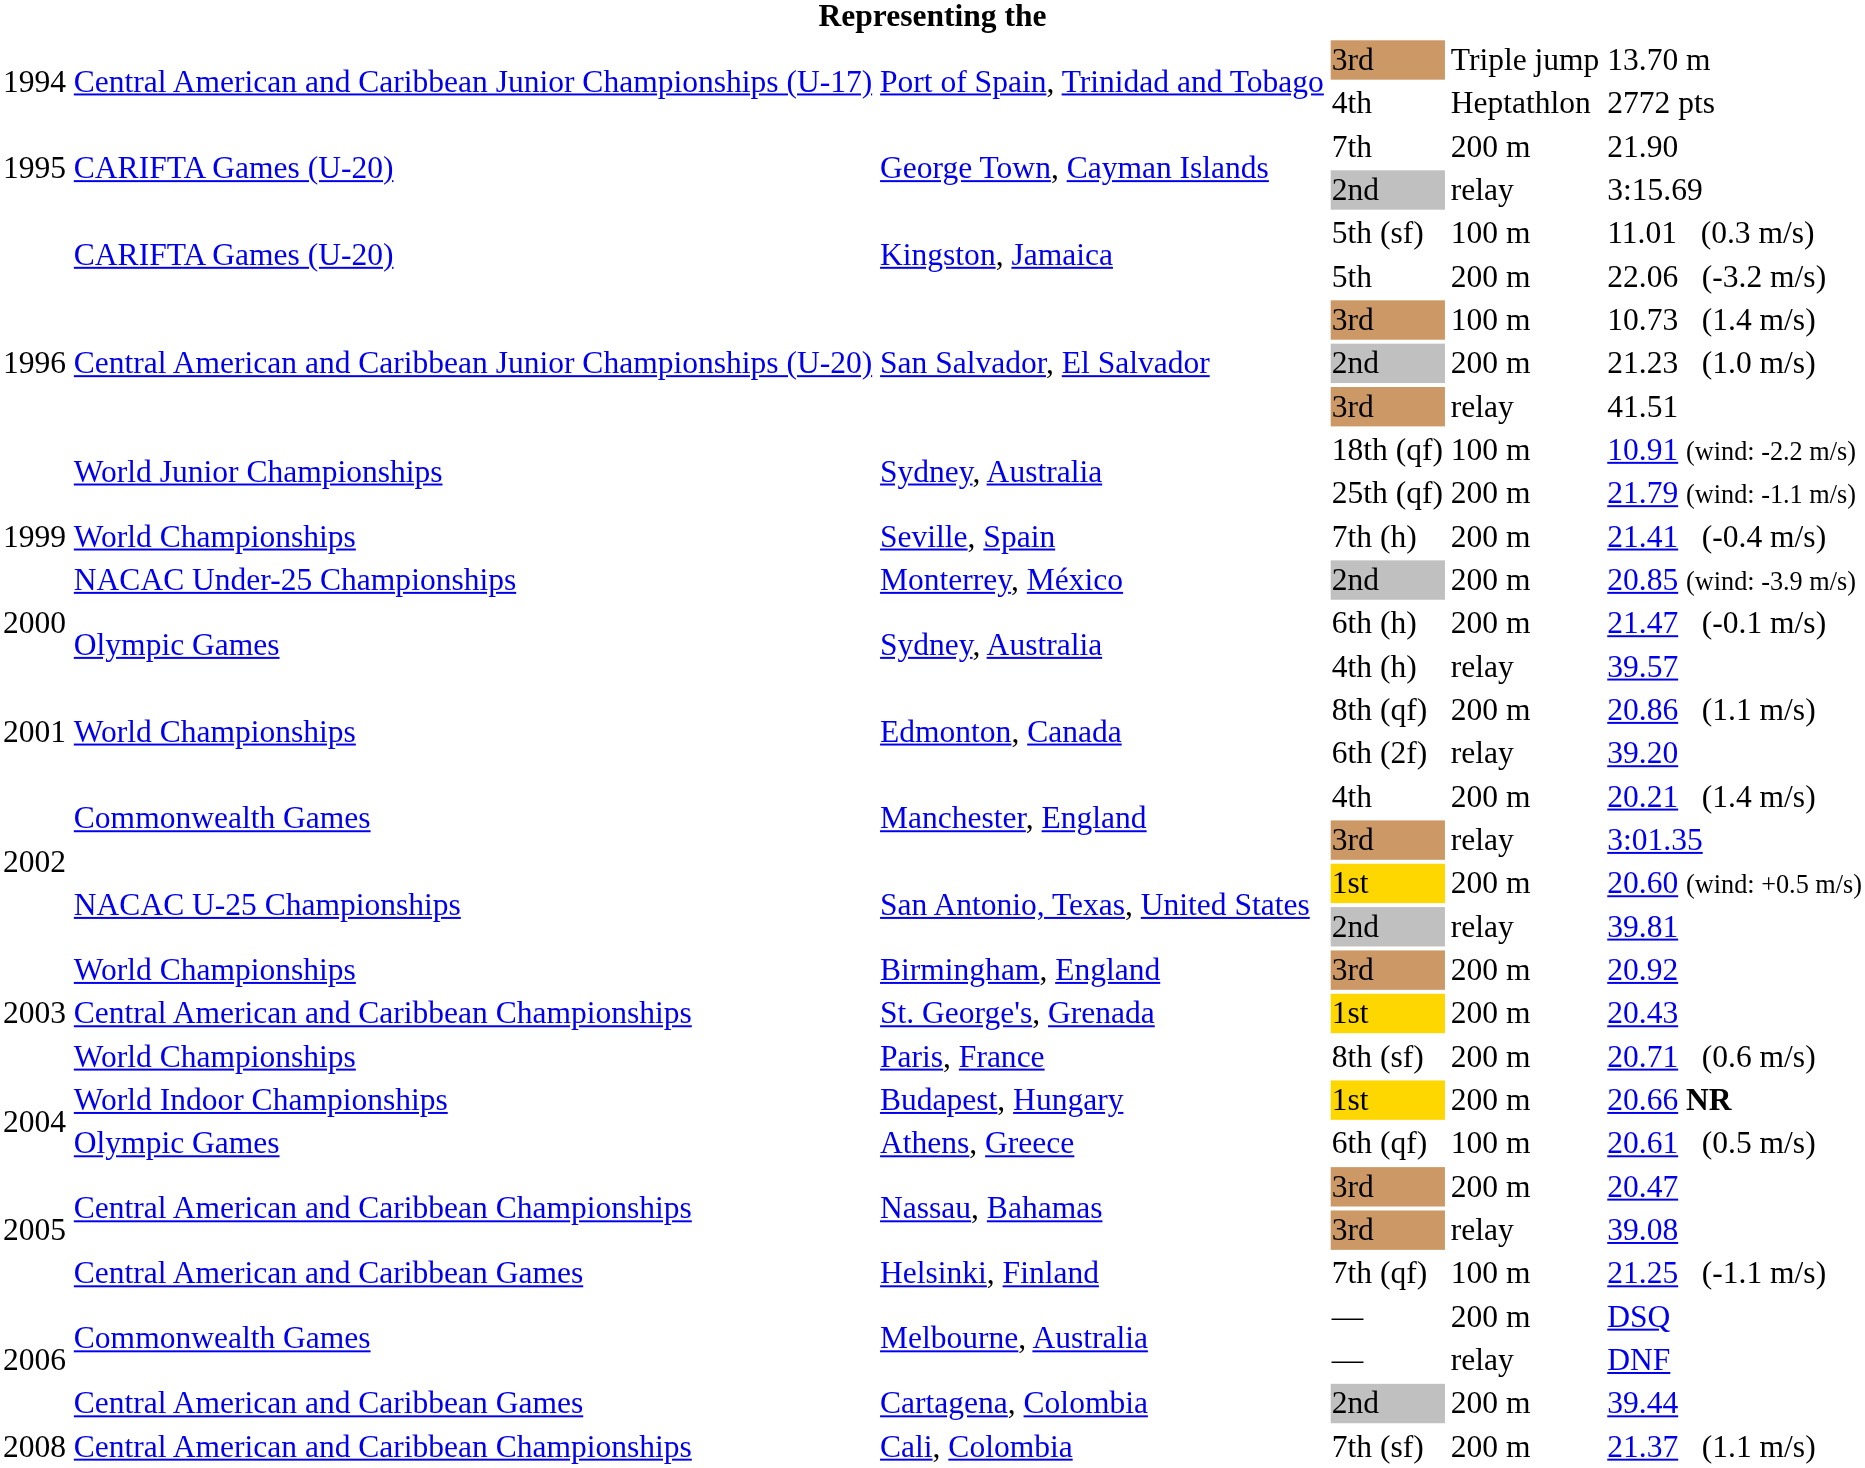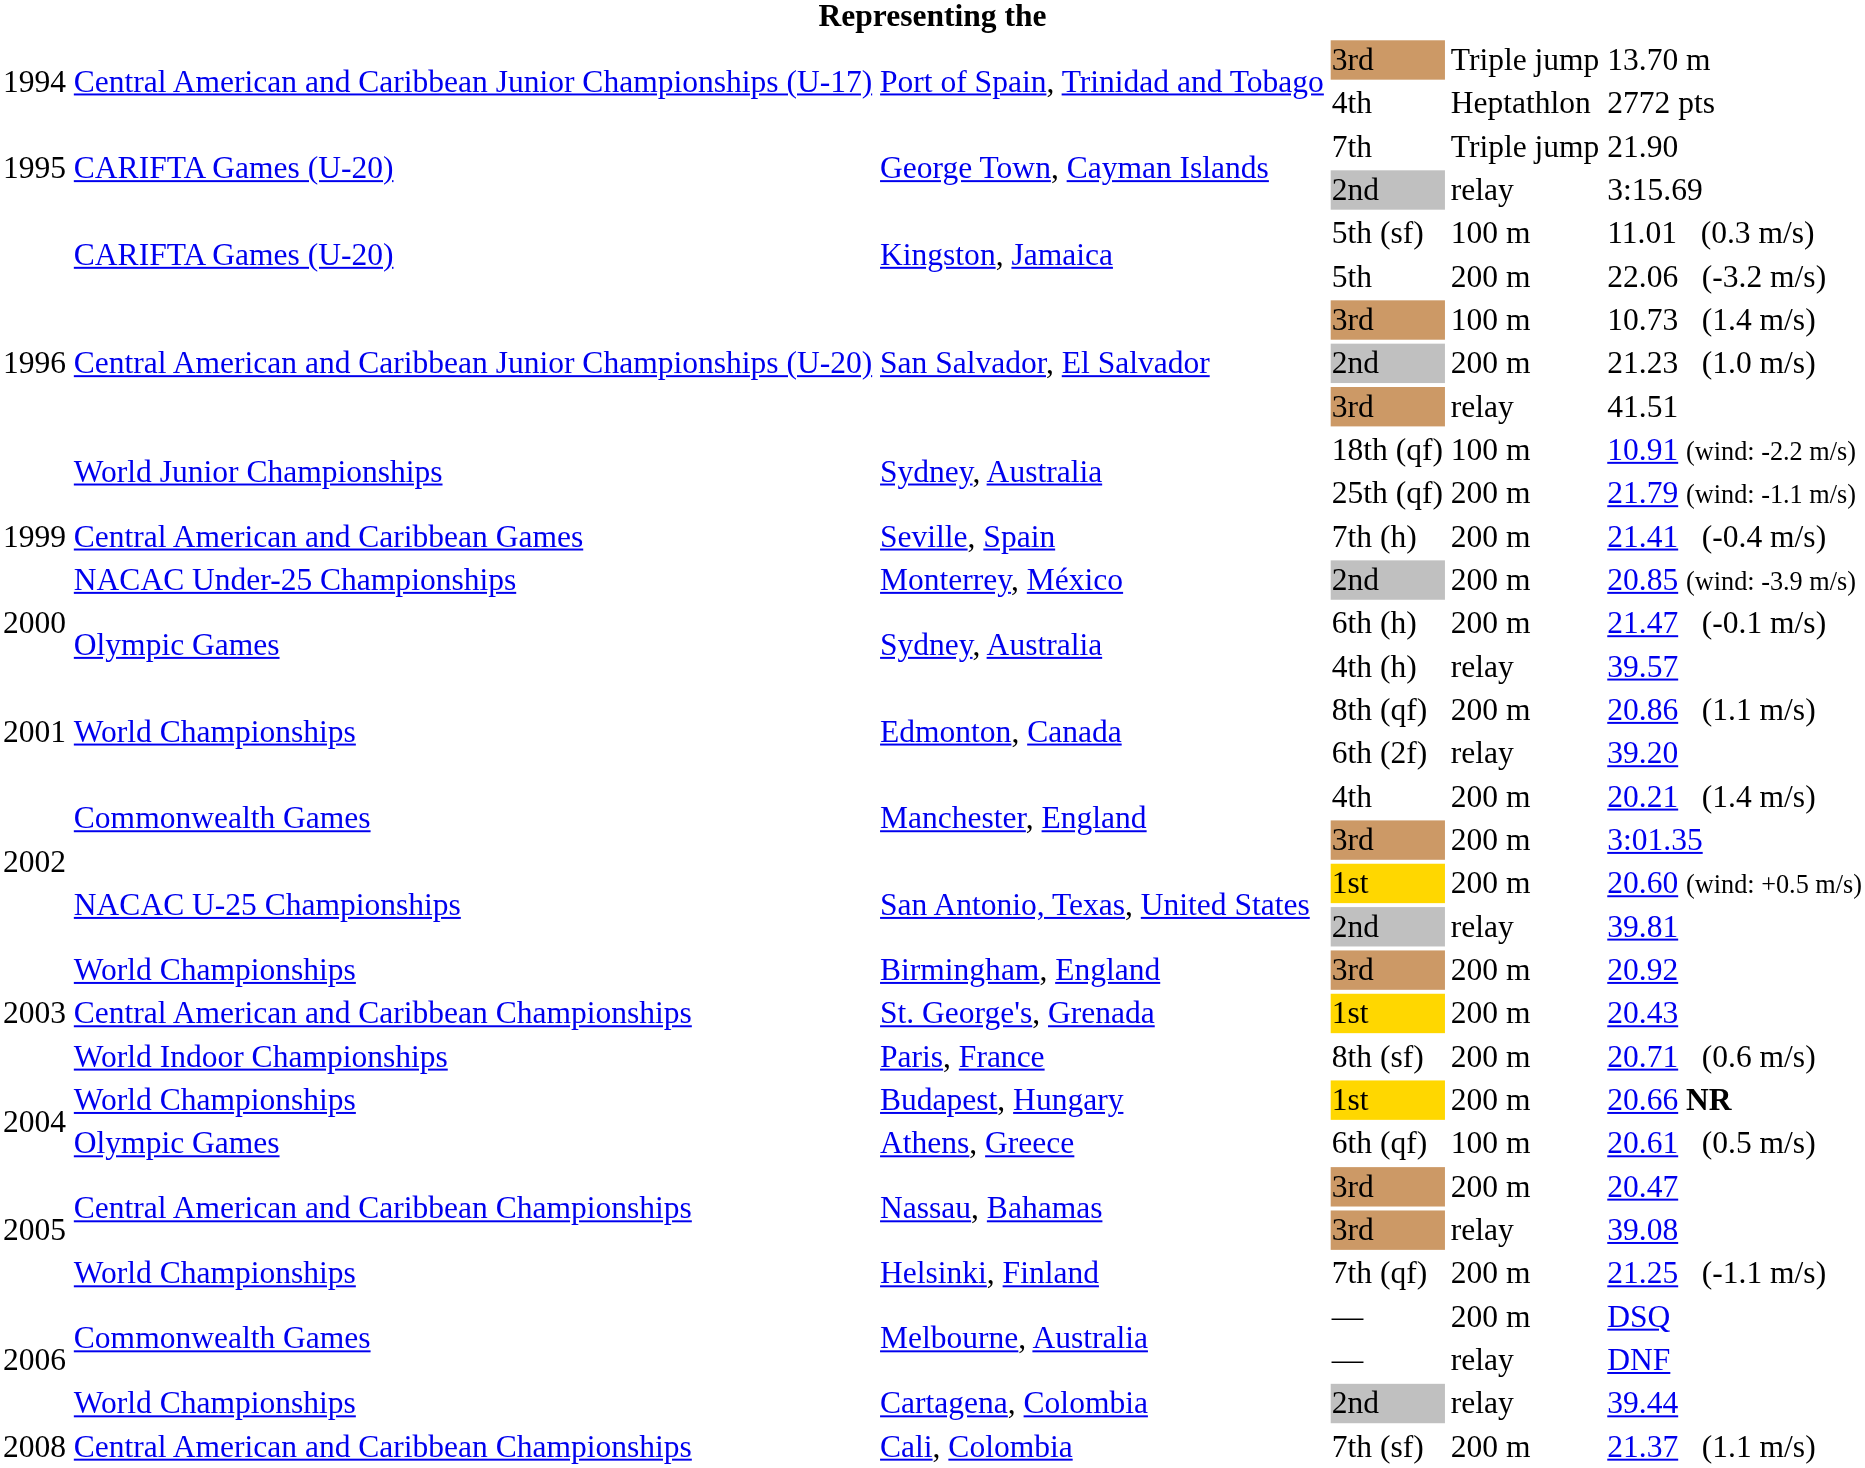(1491, 146) 200 m -> (1525, 146) Triple jump
(215, 536) World Championships -> (329, 536) Central American and Caribbean Games
(1482, 839) relay -> (1491, 839) 200 m
(215, 1056) World Championships -> (261, 1056) World Indoor Championships
(261, 1099) World Indoor Championships -> (215, 1099) World Championships
(329, 1273) Central American and Caribbean Games -> (215, 1273) World Championships
(1491, 1273) 100 m -> (1491, 1273) 200 m
(329, 1403) Central American and Caribbean Games -> (215, 1403) World Championships
(1491, 1403) 200 m -> (1482, 1403) relay
